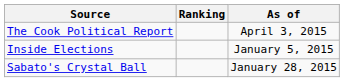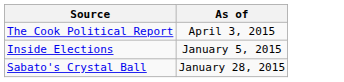- column: (202, 13)
